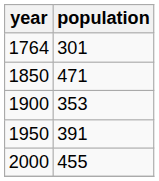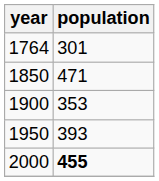(72, 133) 391 -> (72, 133) 393
(72, 162) normal -> (72, 162) bold
